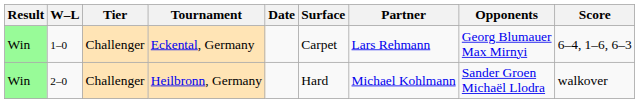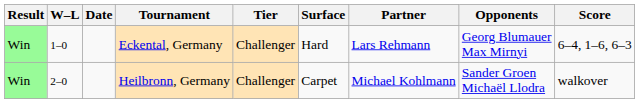columns swapped: (282, 15) <-> (115, 15)
(319, 44) Carpet -> (315, 44) Hard
(315, 80) Hard -> (319, 80) Carpet
